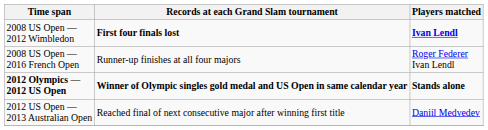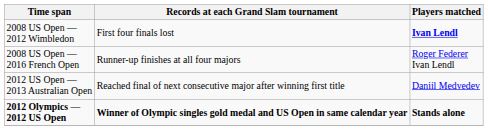(138, 33) bold -> (135, 33) normal
rows swapped: (49, 112) <-> (43, 86)
